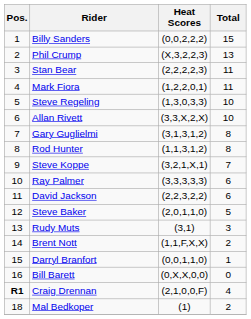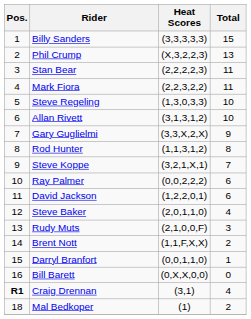(184, 39) (0,0,2,2,2) -> (184, 39) (3,3,3,3,3)
(184, 86) (1,2,2,0,1) -> (184, 86) (2,2,3,2,2)
(184, 117) (3,3,X,2,X) -> (184, 117) (3,1,3,1,2)
(184, 133) (3,1,3,1,2) -> (184, 133) (3,3,X,2,X)
(228, 133) 8 -> (228, 133) 9
(184, 180) (3,3,3,3,3) -> (184, 180) (0,0,2,2,2)
(184, 196) (2,2,3,2,2) -> (184, 196) (1,2,2,0,1)
(228, 212) 5 -> (228, 212) 4
(184, 228) (3,1) -> (184, 228) (2,1,0,0,F)
(184, 290) (2,1,0,0,F) -> (184, 290) (3,1)
